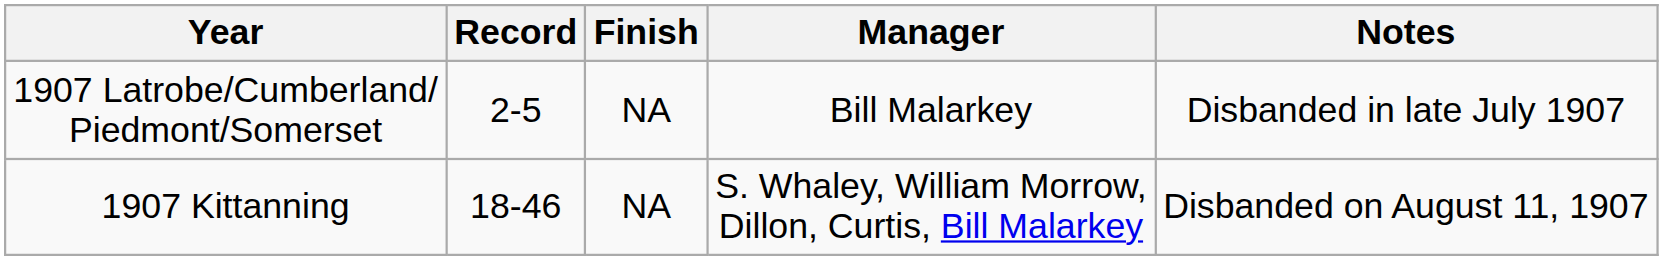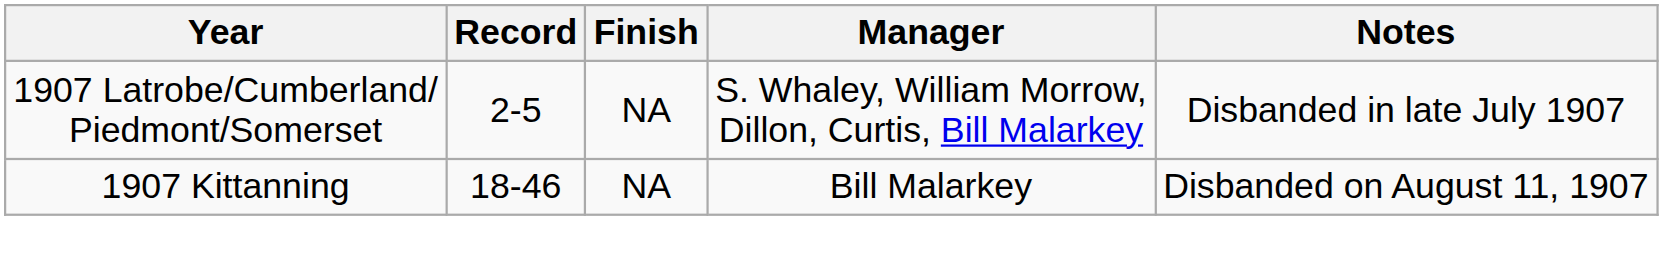(931, 109) Bill Malarkey -> (931, 109) S. Whaley, William Morrow, Dillon, Curtis, Bill Malarkey
(931, 206) S. Whaley, William Morrow, Dillon, Curtis, Bill Malarkey -> (931, 186) Bill Malarkey
